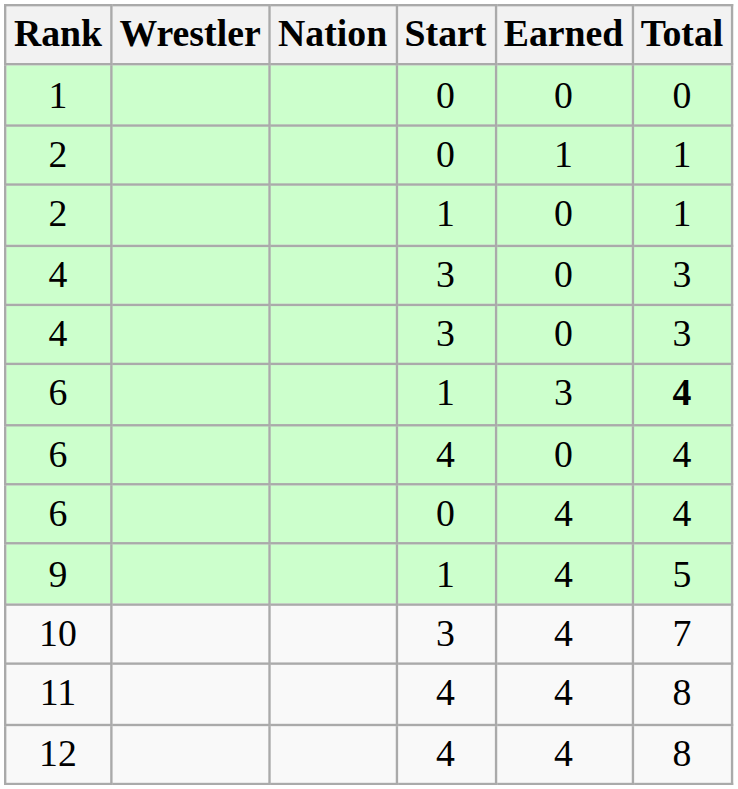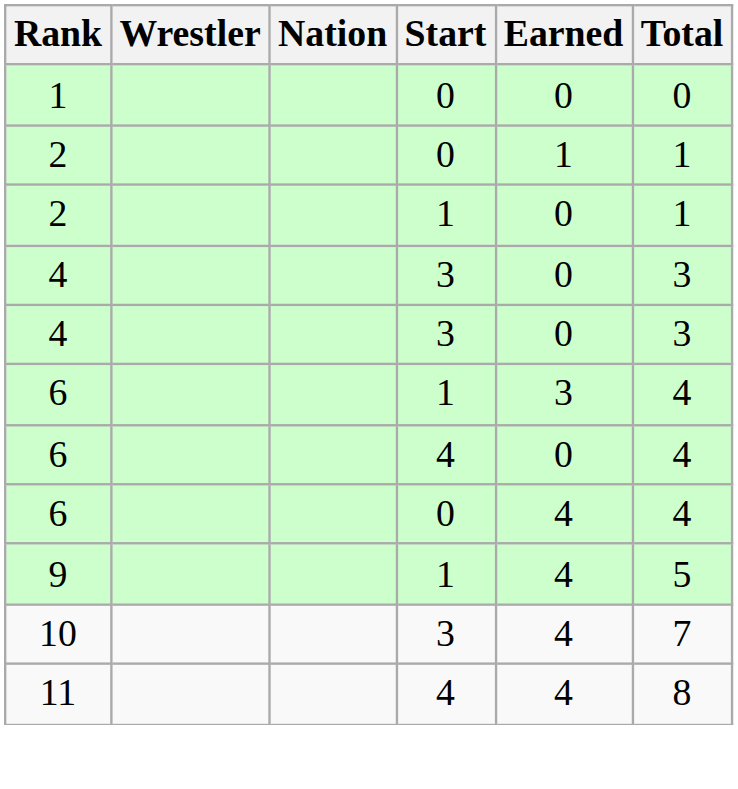(682, 393) bold -> (682, 393) normal
- row: (58, 753)
